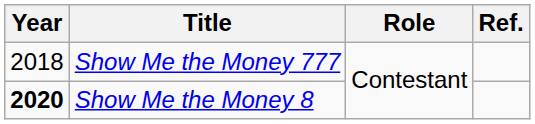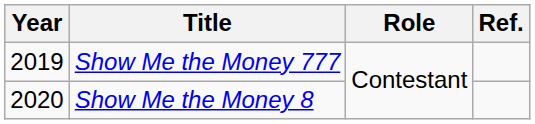(37, 61) 2018 -> (37, 61) 2019
(37, 99) bold -> (37, 99) normal
